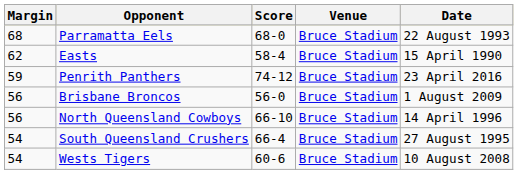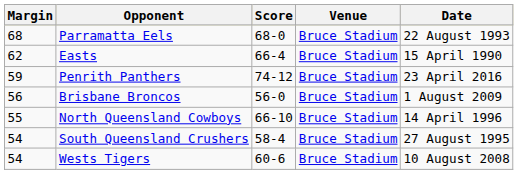(270, 56) 58-4 -> (270, 56) 66-4
(15, 118) 56 -> (15, 118) 55
(270, 138) 66-4 -> (270, 138) 58-4
